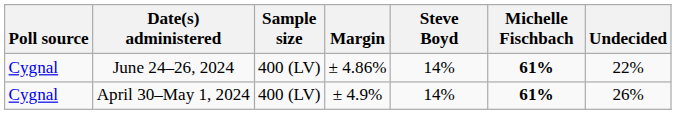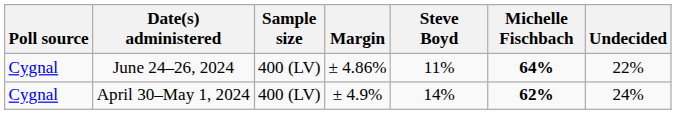(439, 67) 14% -> (439, 67) 11%
(536, 67) 61% -> (536, 67) 64%
(536, 95) 61% -> (536, 95) 62%
(628, 95) 26% -> (628, 95) 24%
